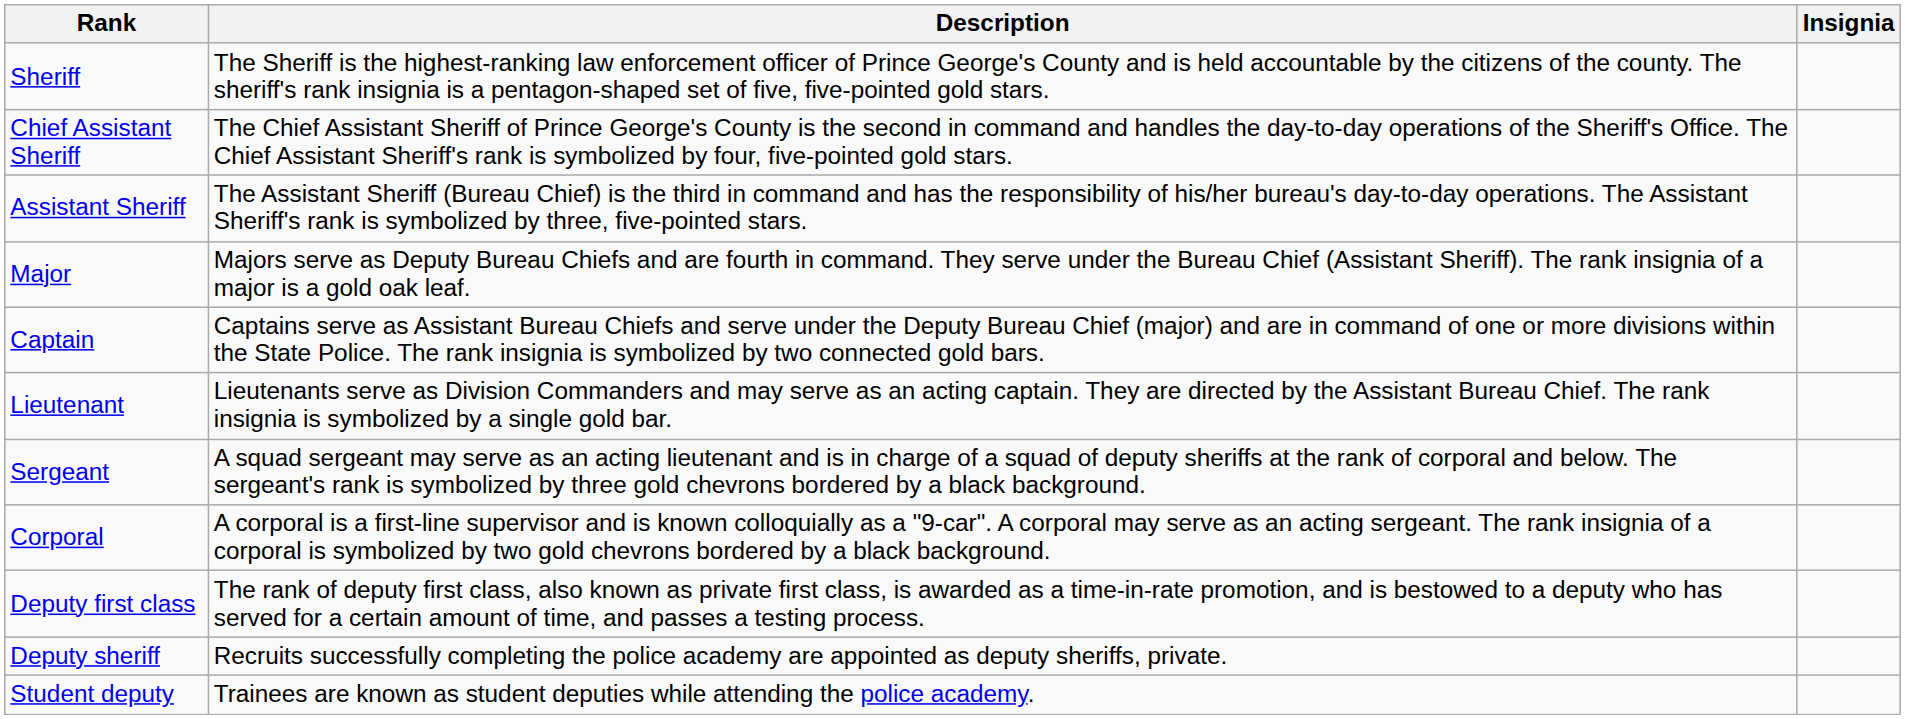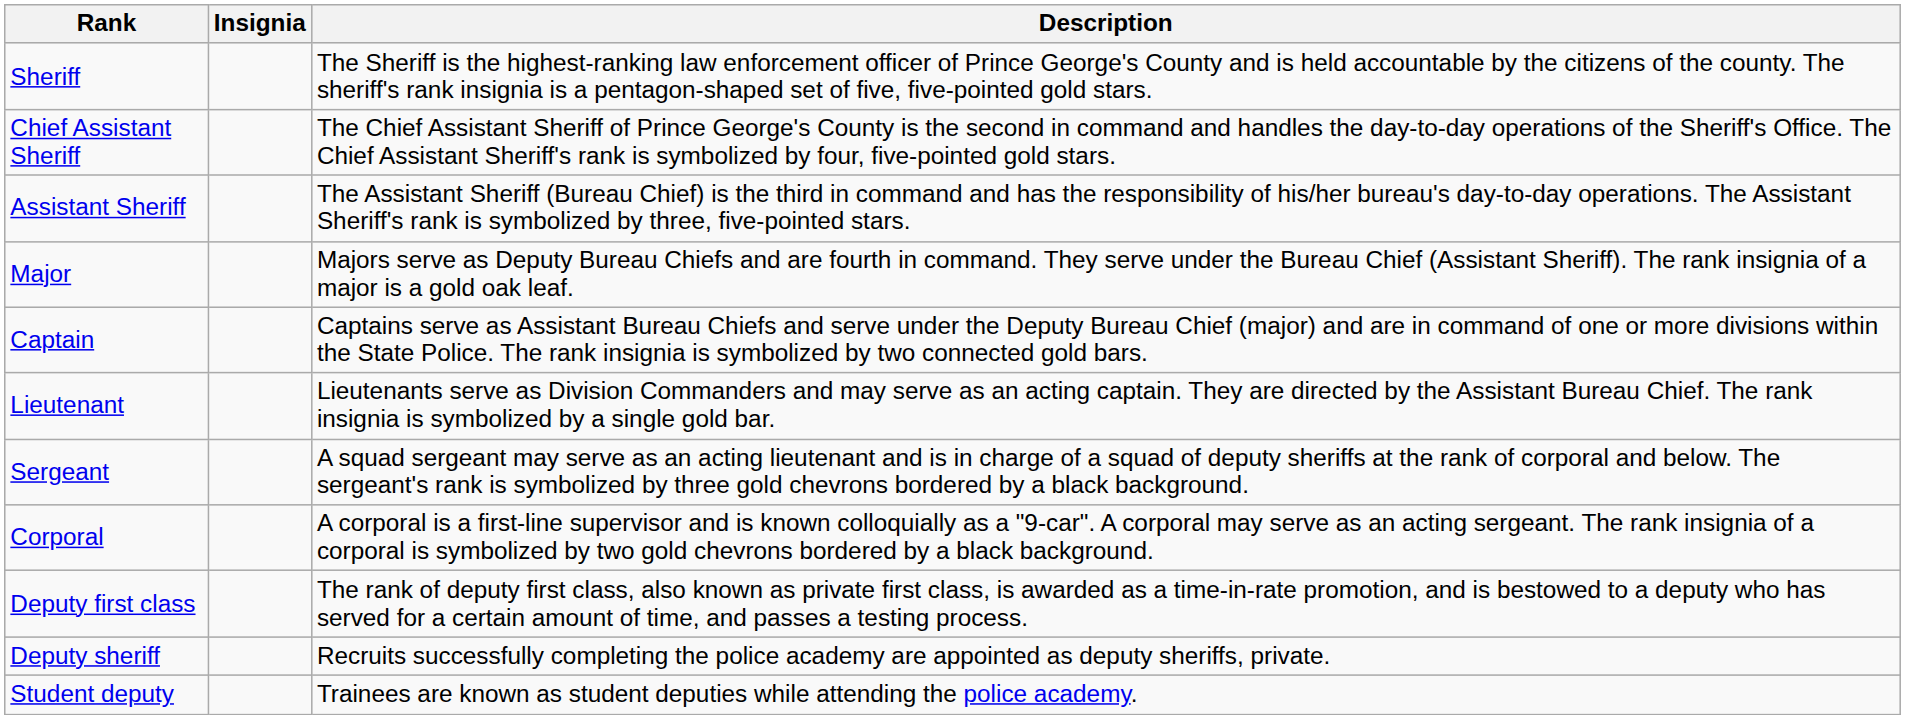columns swapped: (1849, 23) <-> (1003, 23)
